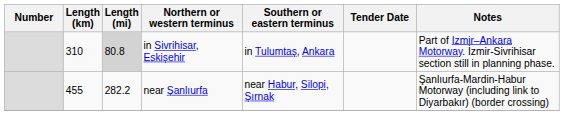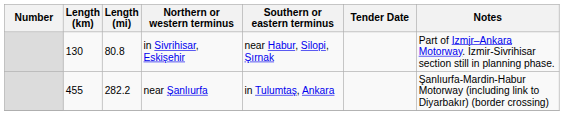(74, 51) 310 -> (74, 51) 130
(115, 51) lightgrey background -> (115, 51) no background
(289, 51) in Tulumtaş, Ankara -> (287, 51) near Habur, Silopi, Şırnak
(287, 91) near Habur, Silopi, Şırnak -> (289, 91) in Tulumtaş, Ankara
